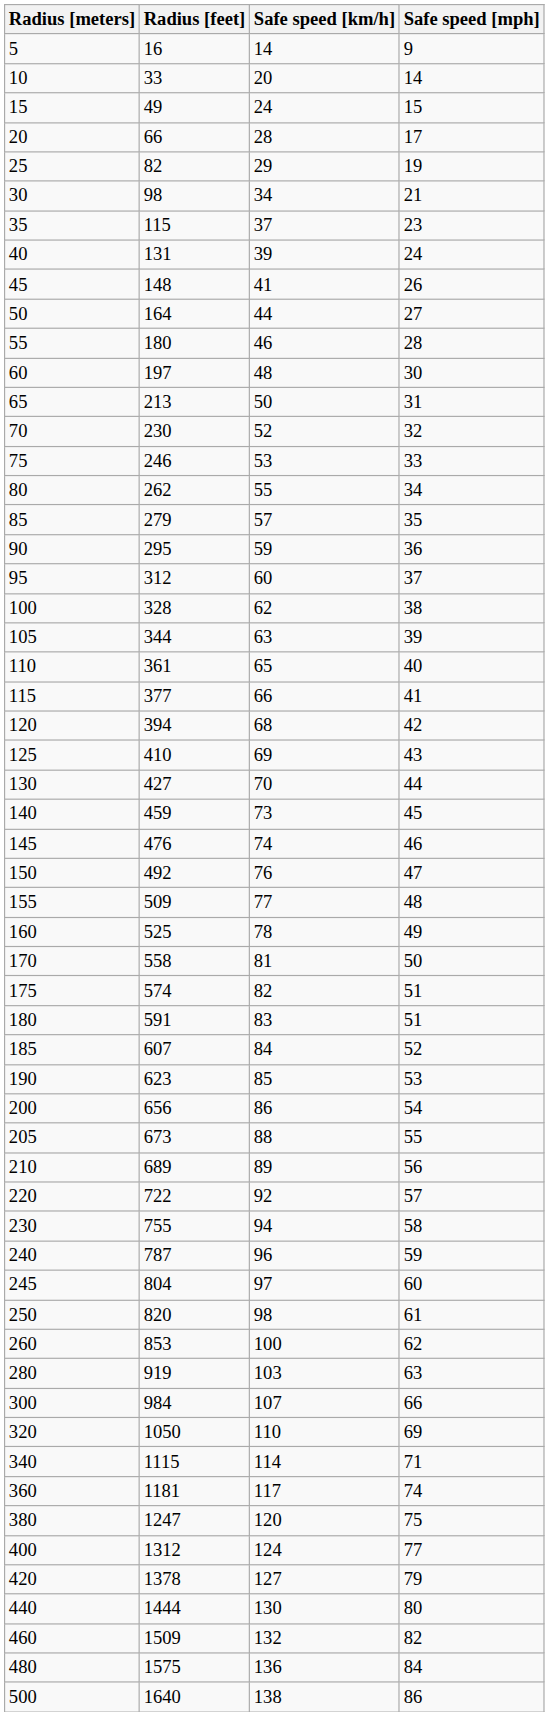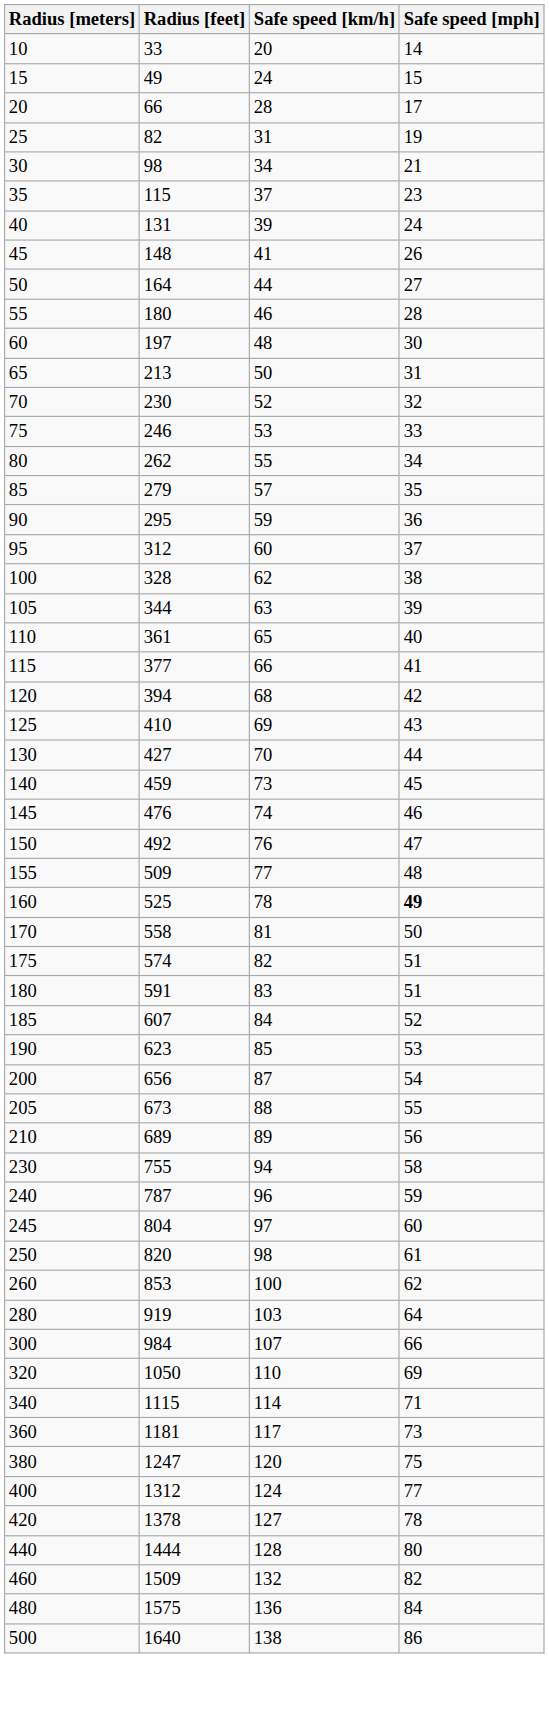- row: (13, 48)
(263, 166) 29 -> (263, 136) 31
(413, 931) normal -> (413, 902) bold
(263, 1108) 86 -> (263, 1078) 87
- row: (23, 1196)
(413, 1373) 63 -> (413, 1314) 64
(413, 1490) 74 -> (413, 1432) 73
(413, 1579) 79 -> (413, 1520) 78
(268, 1608) 130 -> (268, 1549) 128
